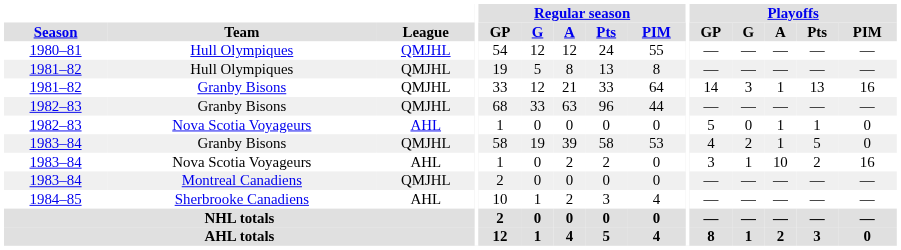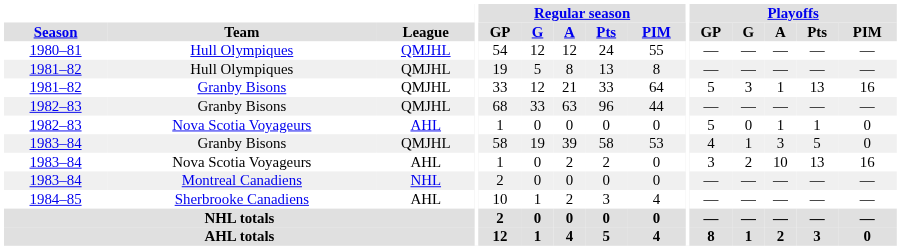(711, 87) 14 -> (711, 87) 5
(748, 143) 2 -> (748, 143) 1
(780, 143) 1 -> (780, 143) 3
(748, 162) 1 -> (748, 162) 2
(817, 162) 2 -> (817, 162) 13
(426, 180) QMJHL -> (426, 180) NHL
